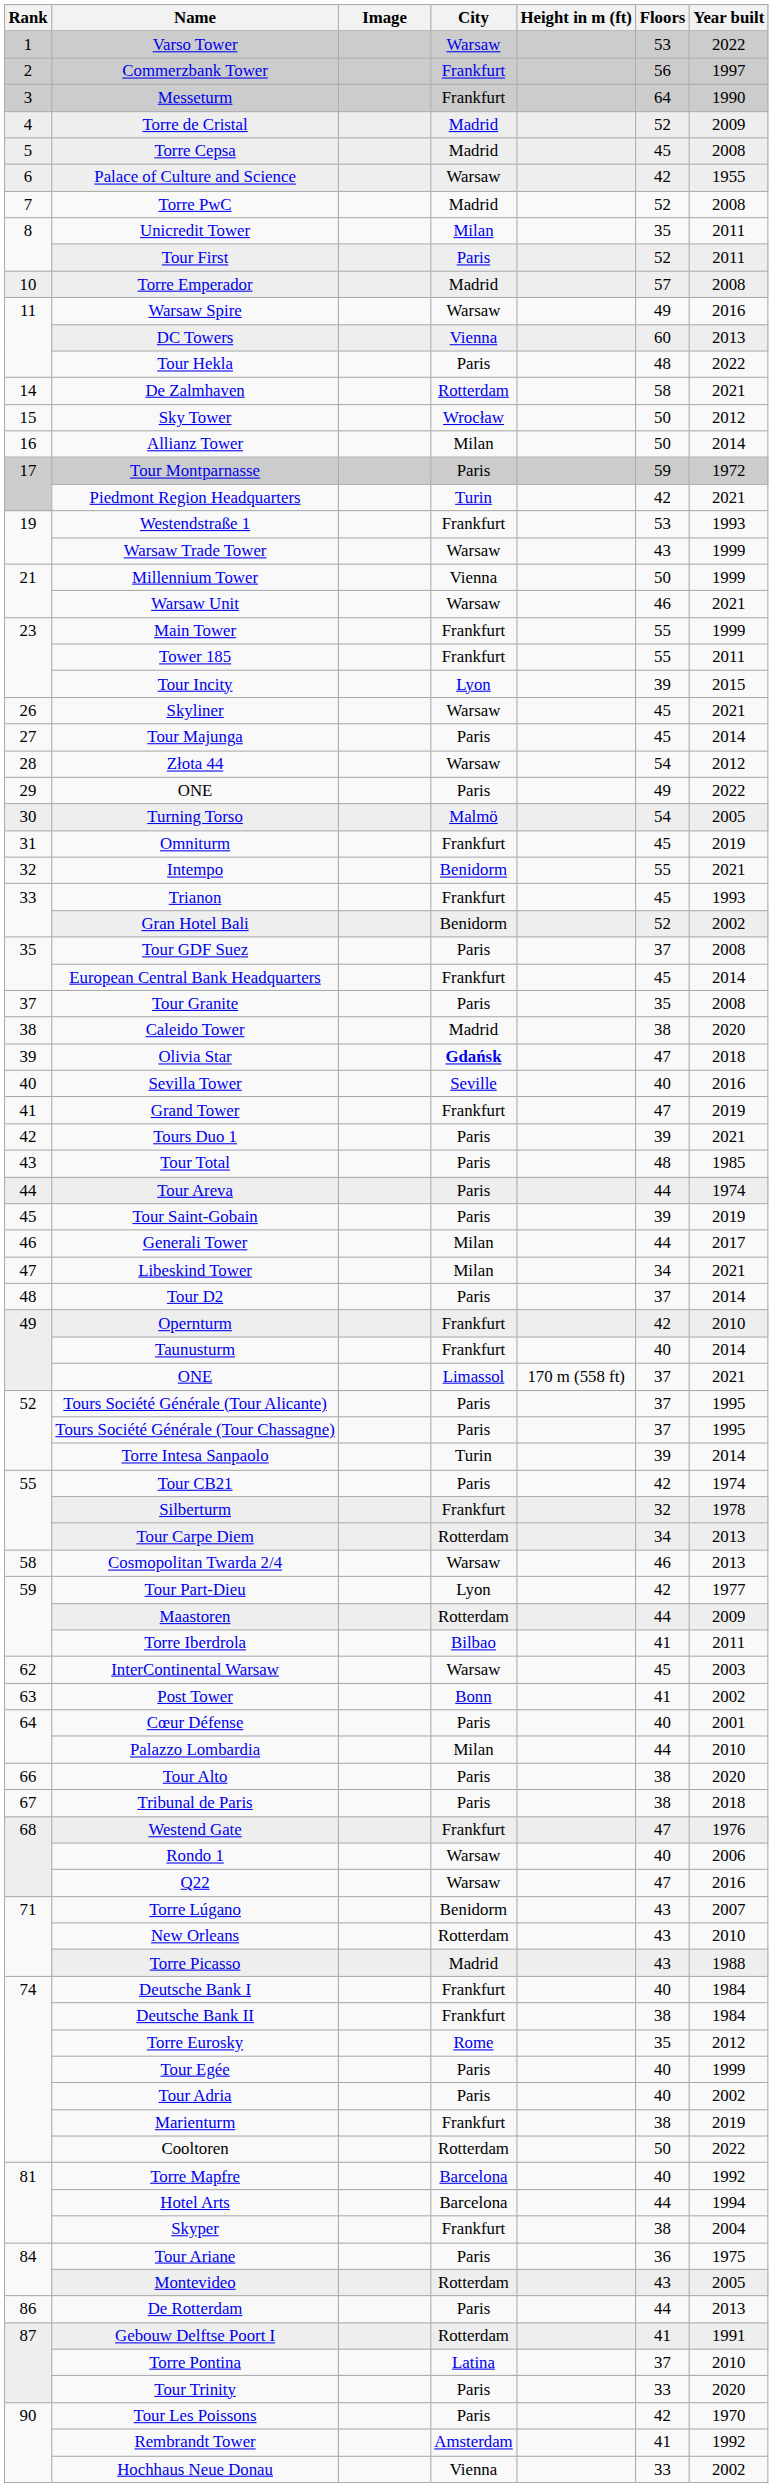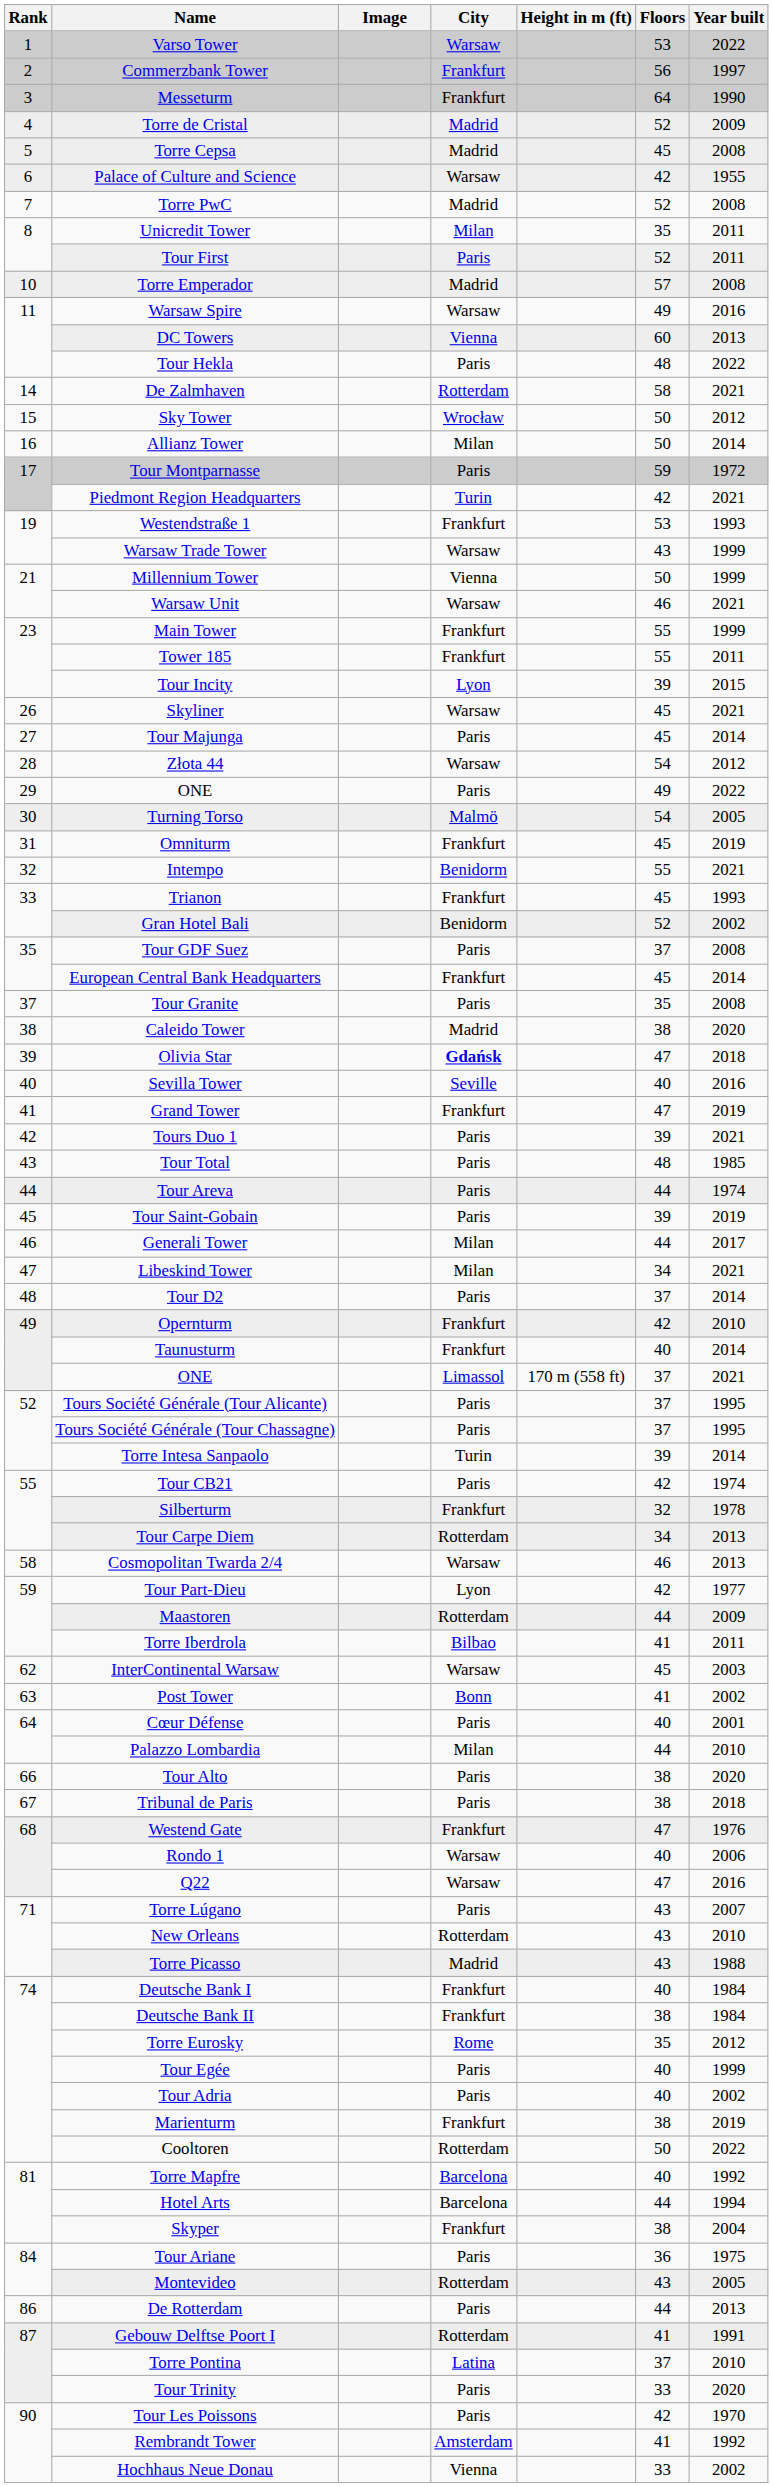(473, 1909) Benidorm -> (473, 1909) Paris
